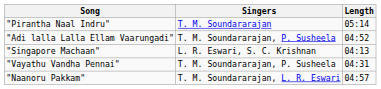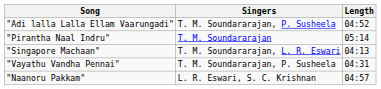rows swapped: (58, 24) <-> (90, 38)
(247, 51) L. R. Eswari, S. C. Krishnan -> (259, 51) T. M. Soundararajan, L. R. Eswari
(259, 78) T. M. Soundararajan, L. R. Eswari -> (247, 78) L. R. Eswari, S. C. Krishnan
